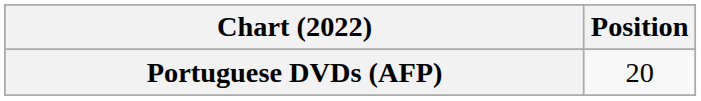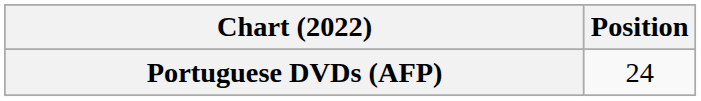(640, 71) 20 -> (640, 71) 24
